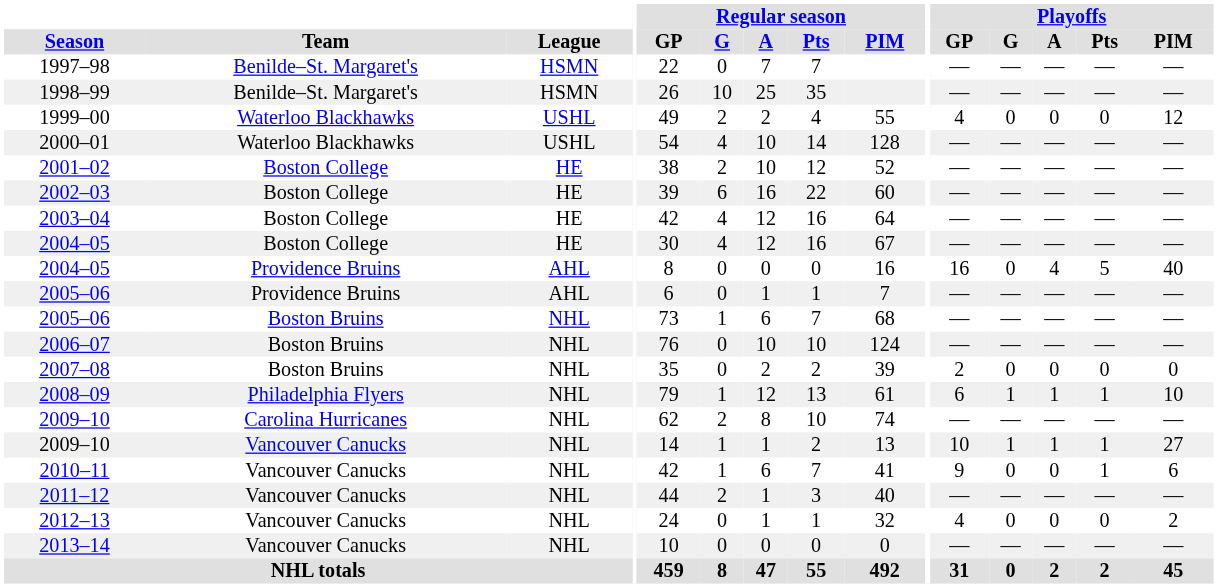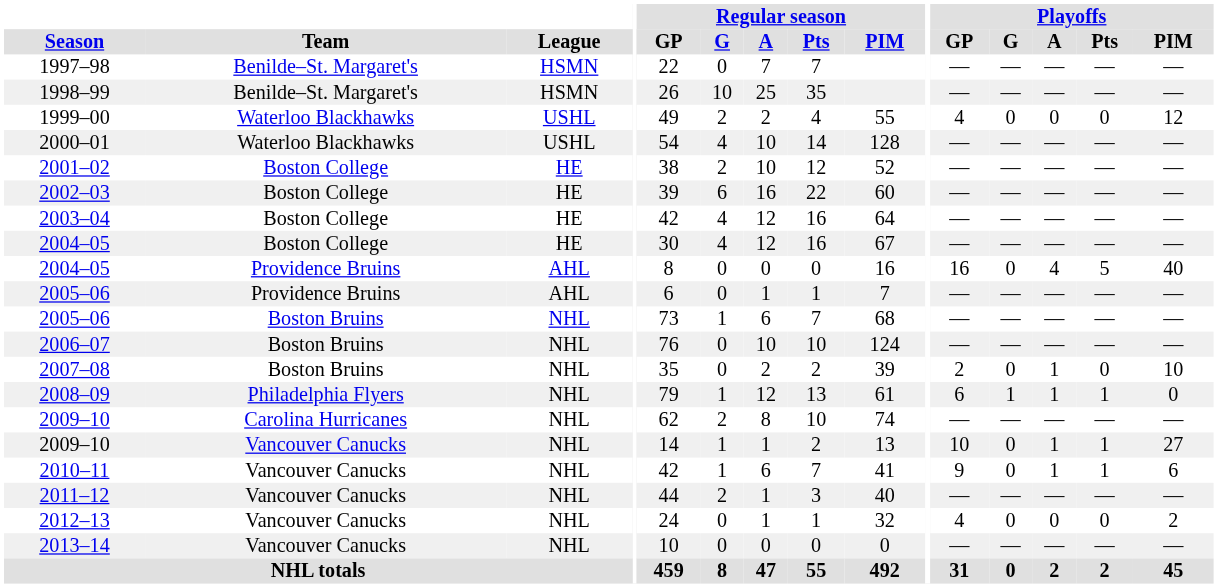(1054, 369) 0 -> (1054, 369) 1
(1173, 369) 0 -> (1173, 369) 10
(1173, 394) 10 -> (1173, 394) 0
(1011, 444) 1 -> (1011, 444) 0
(1054, 470) 0 -> (1054, 470) 1
